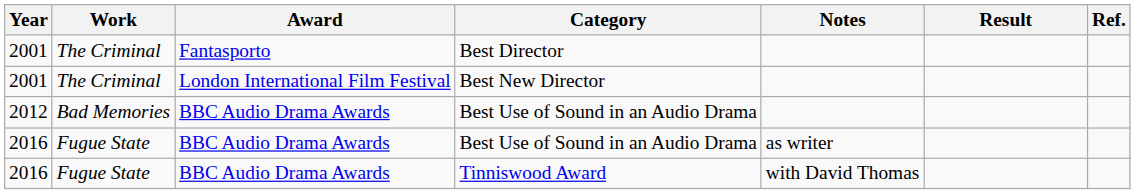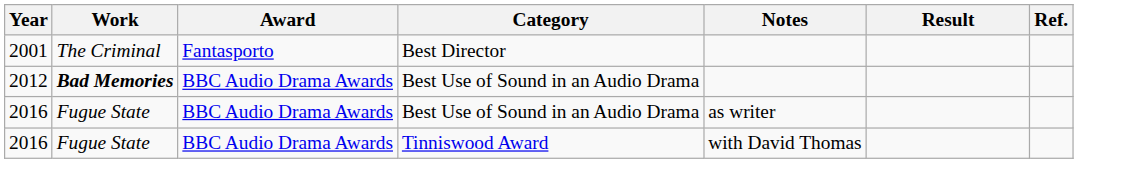- row: (28, 81)
(113, 111) normal -> (115, 81) bold
